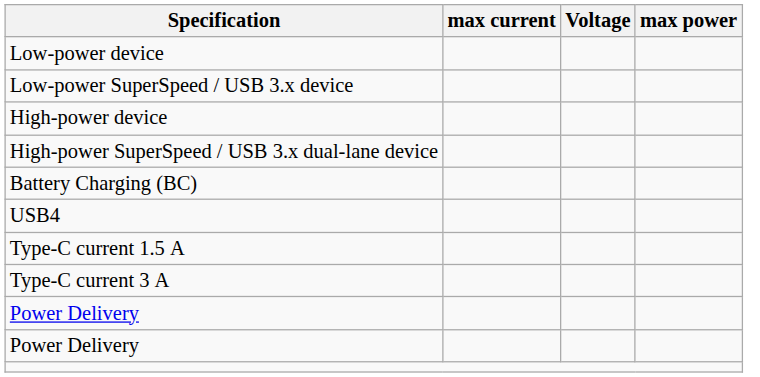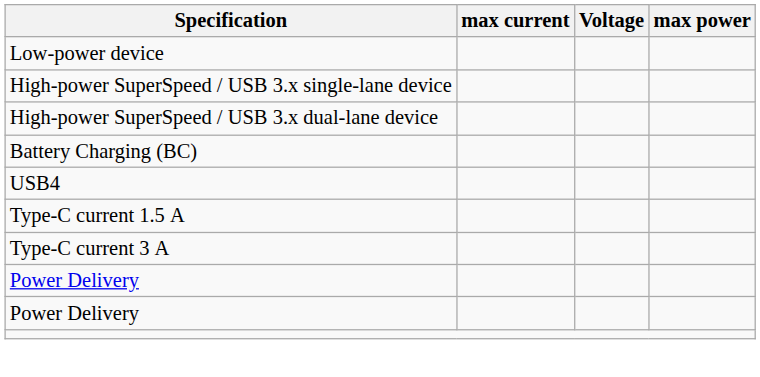- row: (182, 85)
- row: (89, 118)
+ row: (231, 85)
